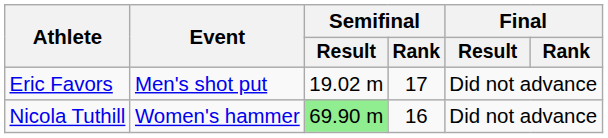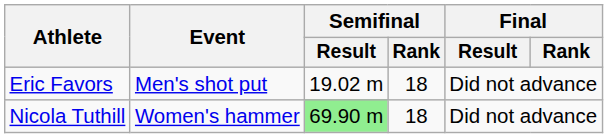(416, 84) 17 -> (416, 84) 18
(416, 116) 16 -> (416, 116) 18
